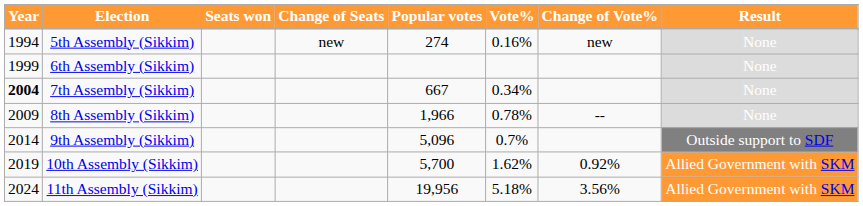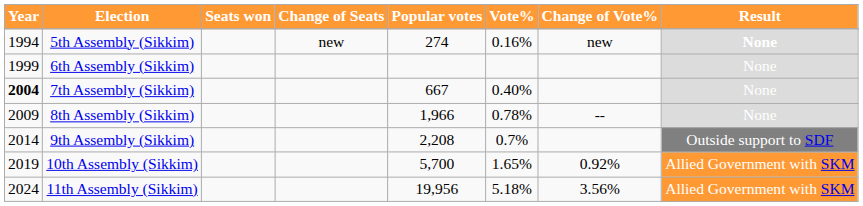(760, 41) normal -> (760, 41) bold
(512, 90) 0.34% -> (512, 90) 0.40%
(437, 139) 5,096 -> (437, 139) 2,208
(512, 164) 1.62% -> (512, 164) 1.65%
